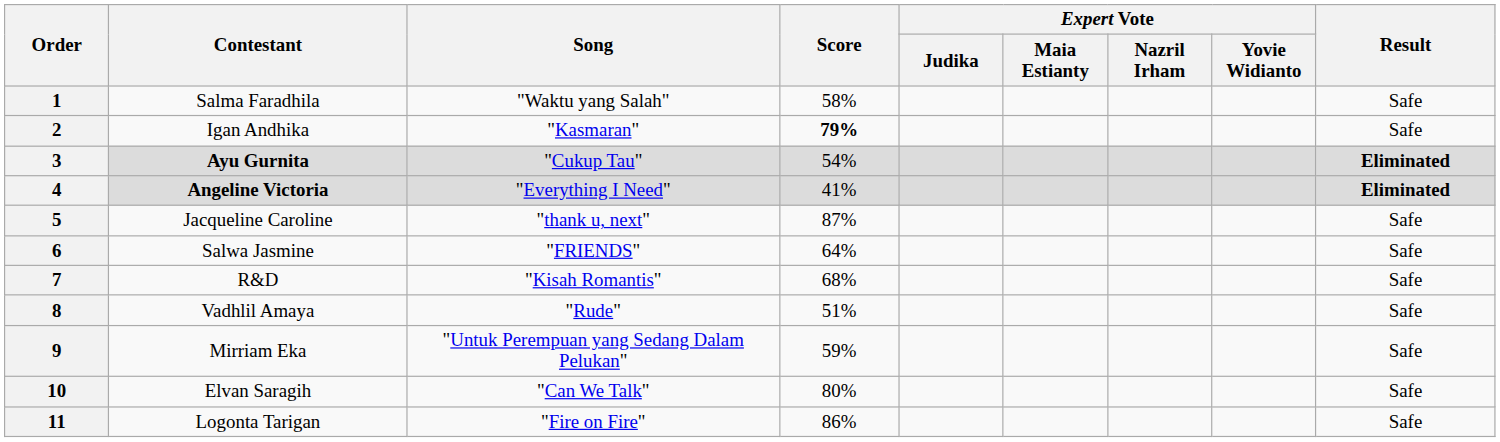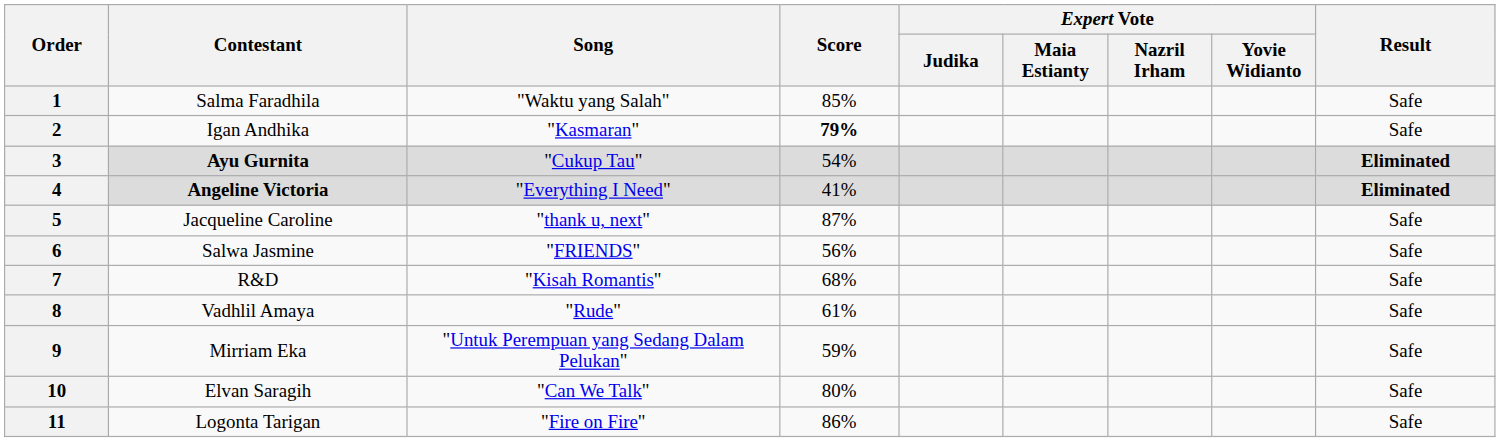(839, 100) 58% -> (839, 100) 85%
(839, 250) 64% -> (839, 250) 56%
(839, 310) 51% -> (839, 310) 61%
